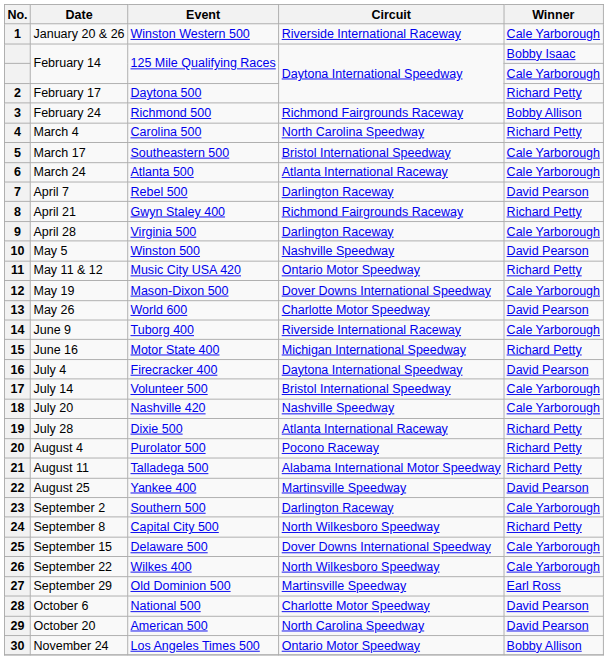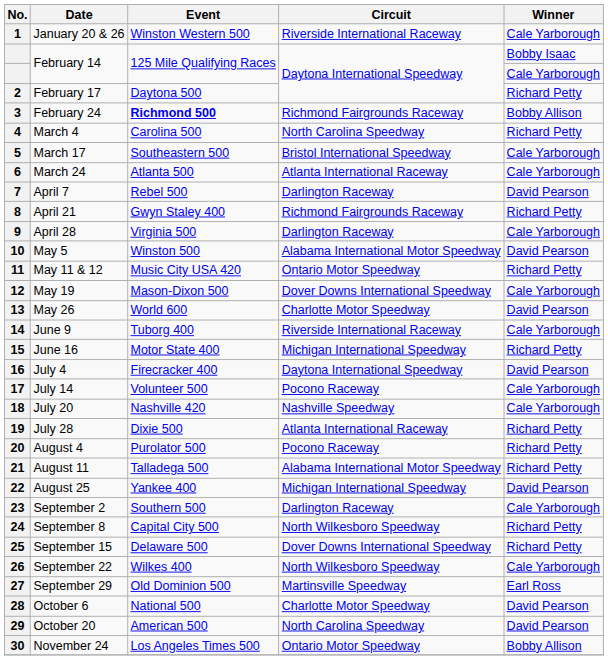(171, 113) normal -> (173, 113) bold
(338, 251) Nashville Speedway -> (391, 251) Alabama International Motor Speedway
(366, 389) Bristol International Speedway -> (330, 389) Pocono Raceway
(344, 487) Martinsville Speedway -> (374, 487) Michigan International Speedway
(553, 546) Cale Yarborough -> (544, 546) Richard Petty
